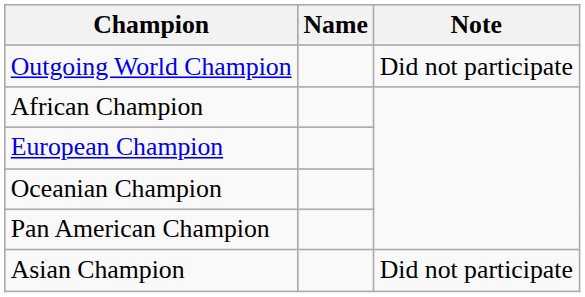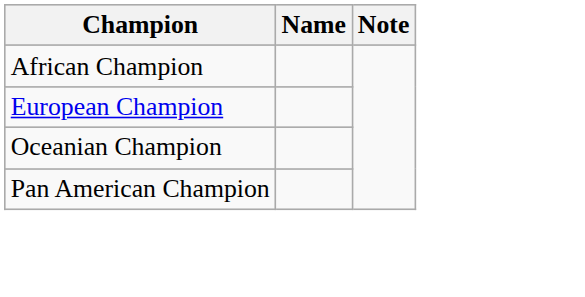- row: (151, 65)
- row: (98, 270)
